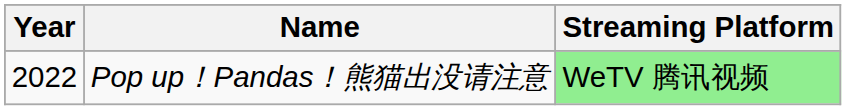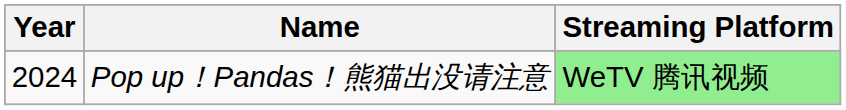(44, 77) 2022 -> (44, 77) 2024
